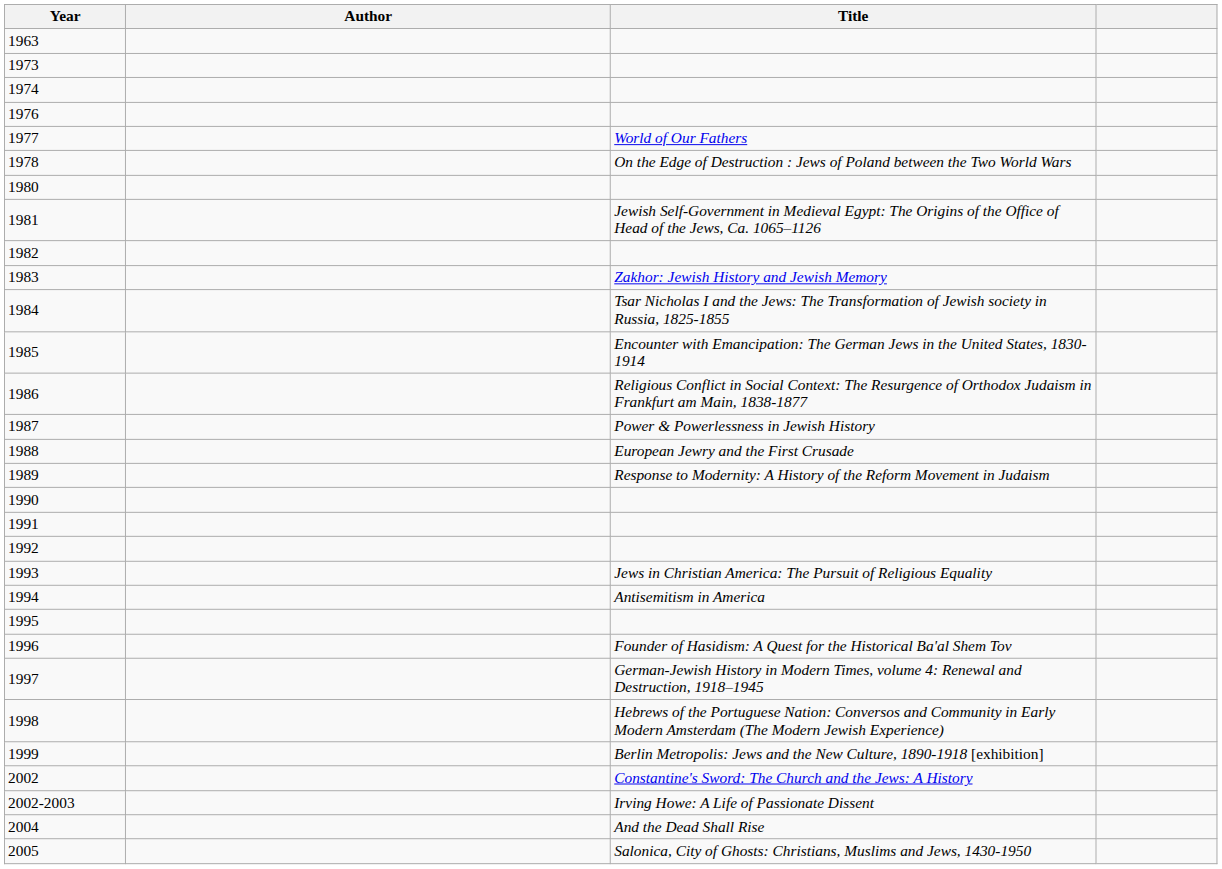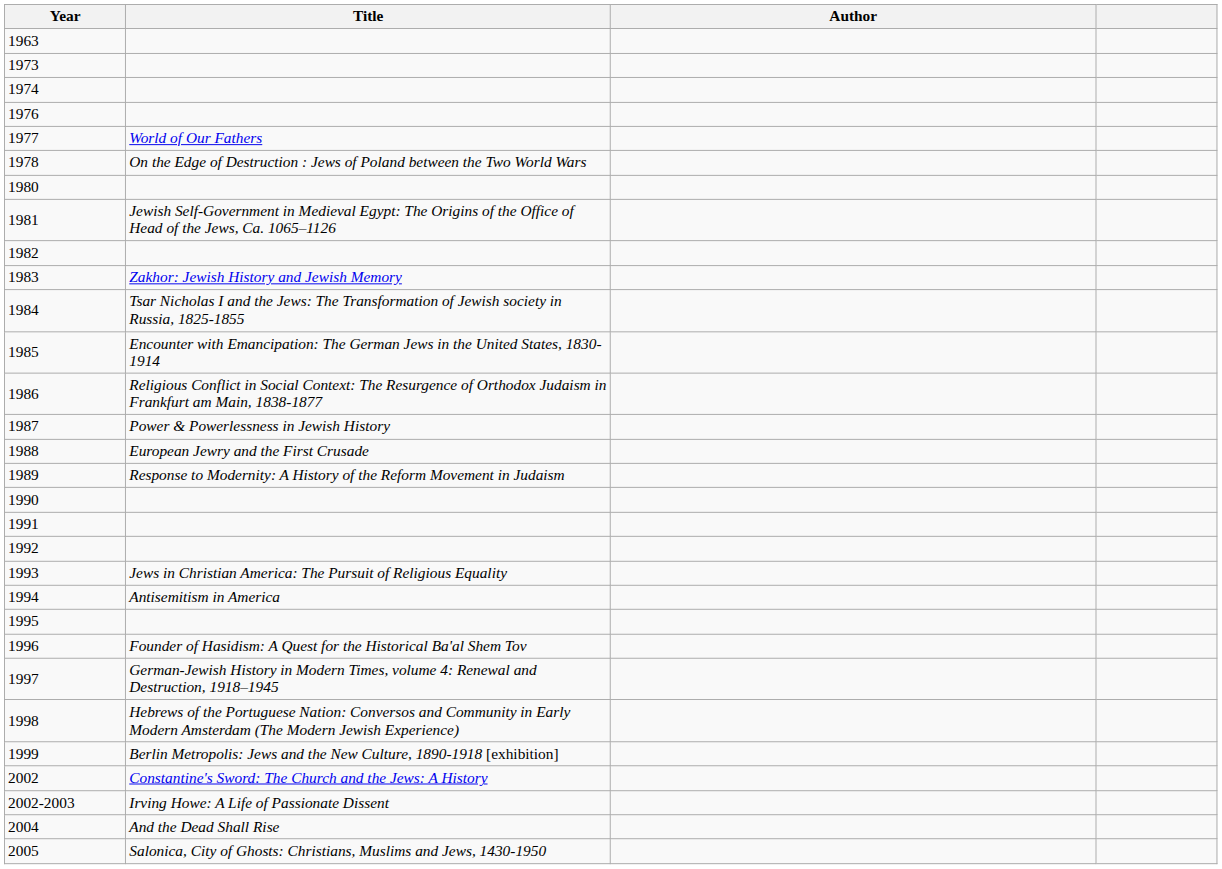columns swapped: (853, 16) <-> (368, 16)
